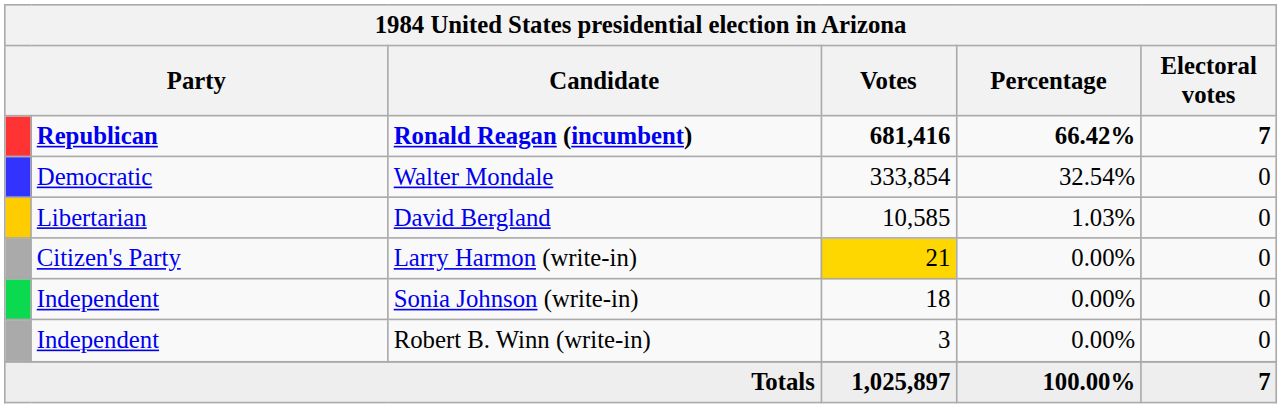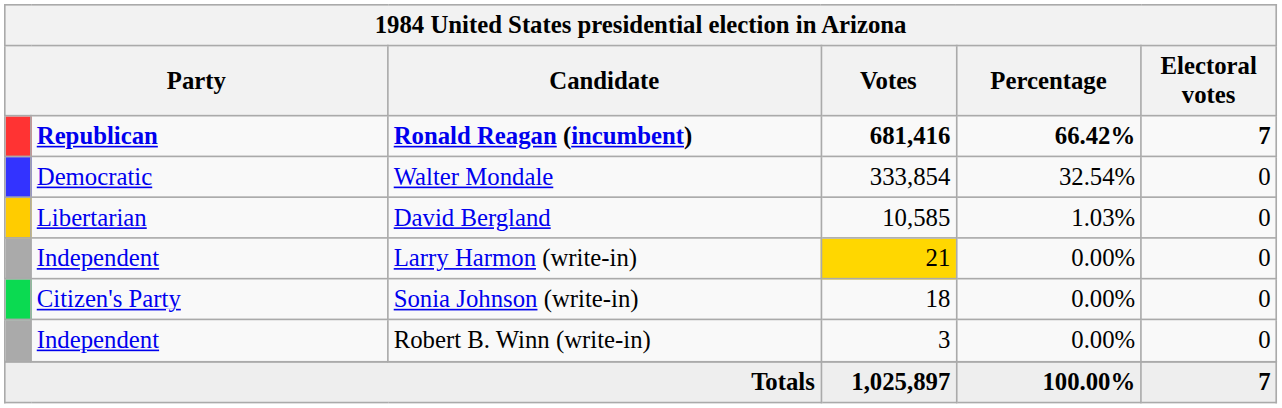(109, 258) Citizen's Party -> (98, 258) Independent
(98, 299) Independent -> (109, 299) Citizen's Party
